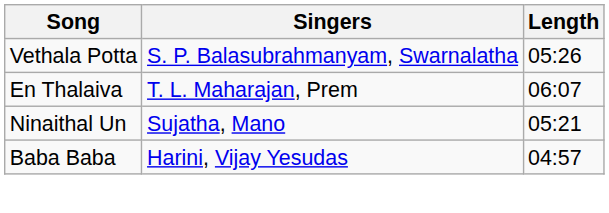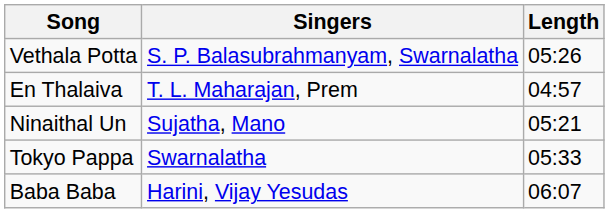(555, 90) 06:07 -> (555, 90) 04:57
+ row: (72, 158)
(555, 158) 04:57 -> (555, 191) 06:07
